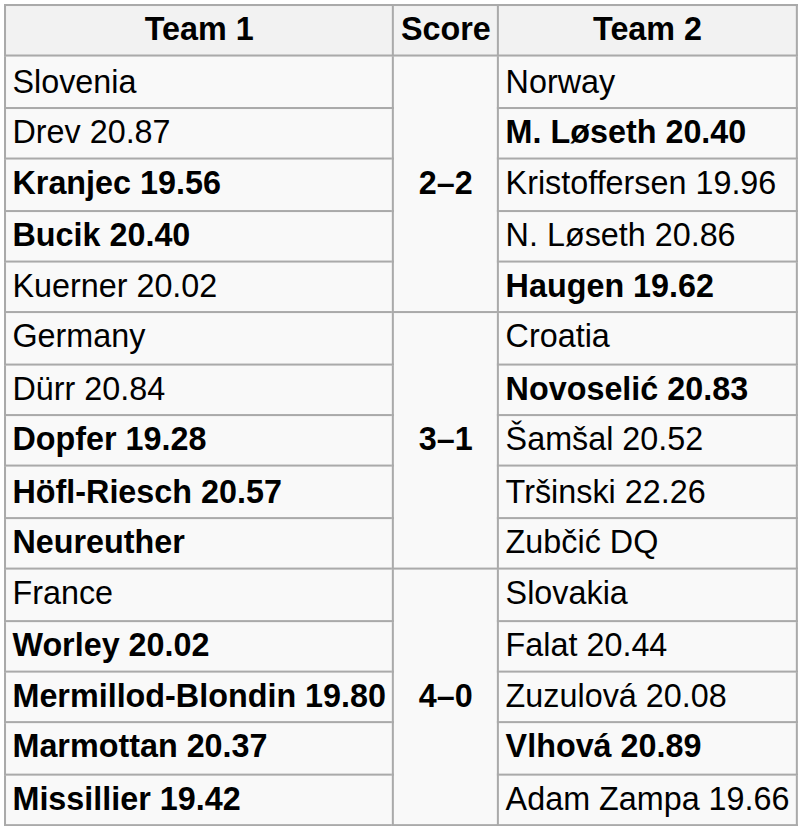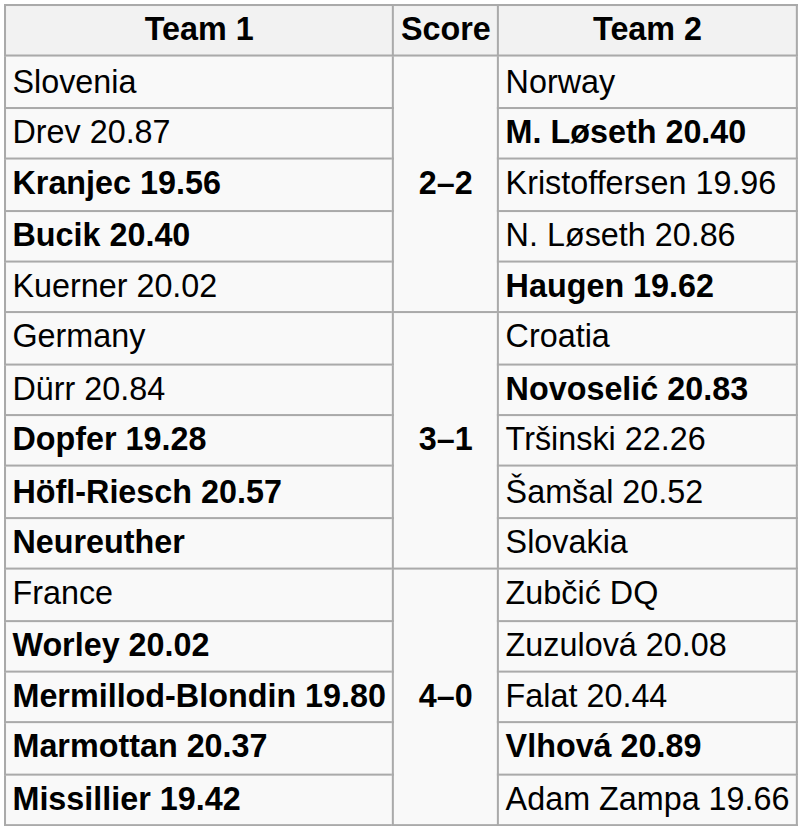(604, 440) Šamšal 20.52 -> (606, 440) Tršinski 22.26
(606, 491) Tršinski 22.26 -> (604, 491) Šamšal 20.52
(582, 542) Zubčić DQ -> (567, 542) Slovakia
(567, 593) Slovakia -> (582, 593) Zubčić DQ
(586, 645) Falat 20.44 -> (616, 645) Zuzulová 20.08
(616, 696) Zuzulová 20.08 -> (586, 696) Falat 20.44
